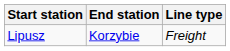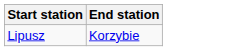- column: (194, 14)
